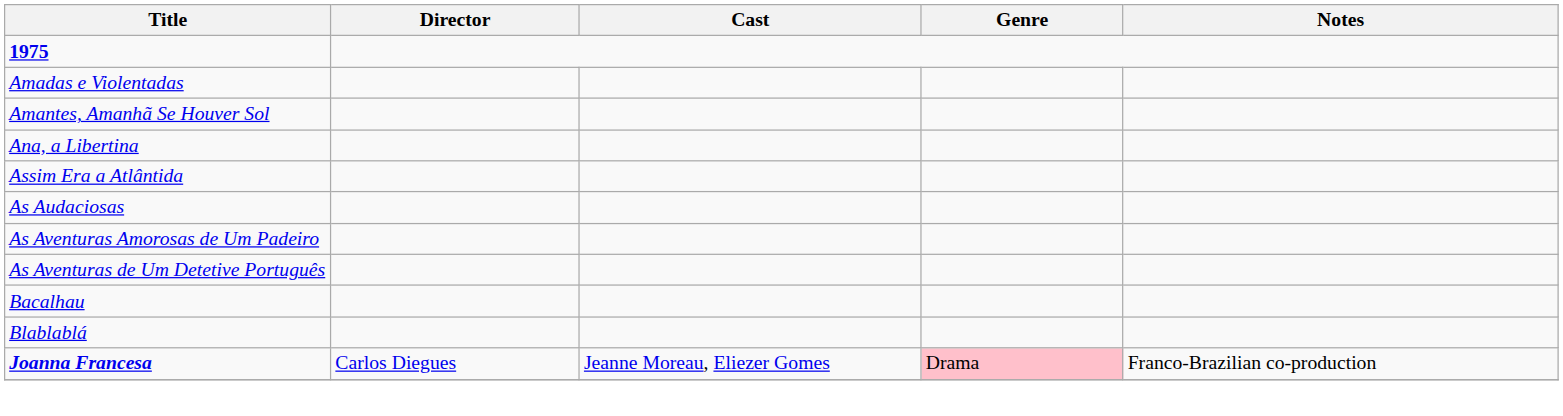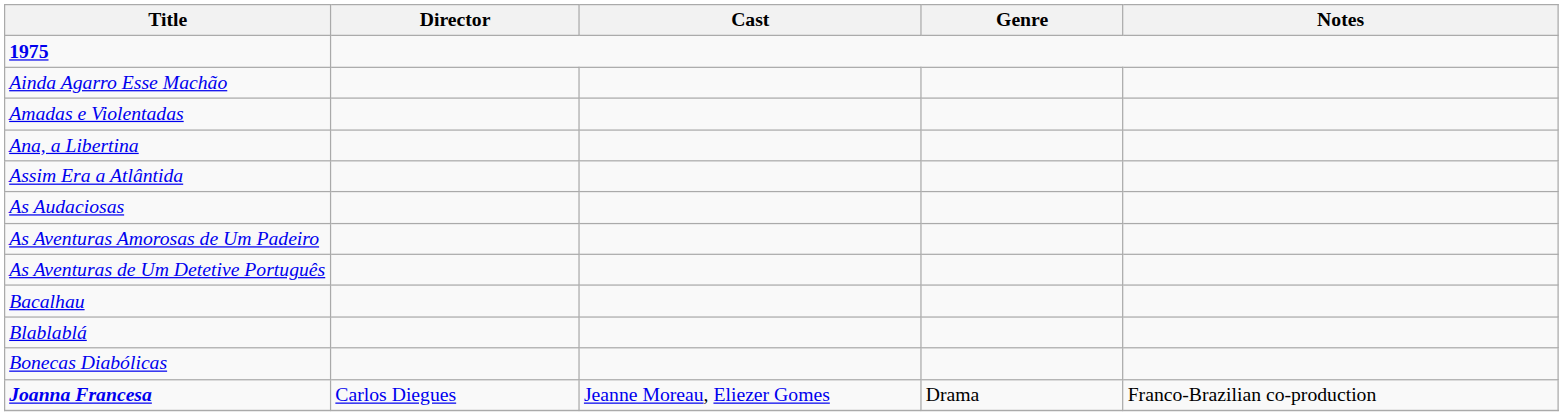+ row: (118, 82)
- row: (139, 113)
+ row: (88, 363)
(952, 363) pink background -> (952, 394) no background
